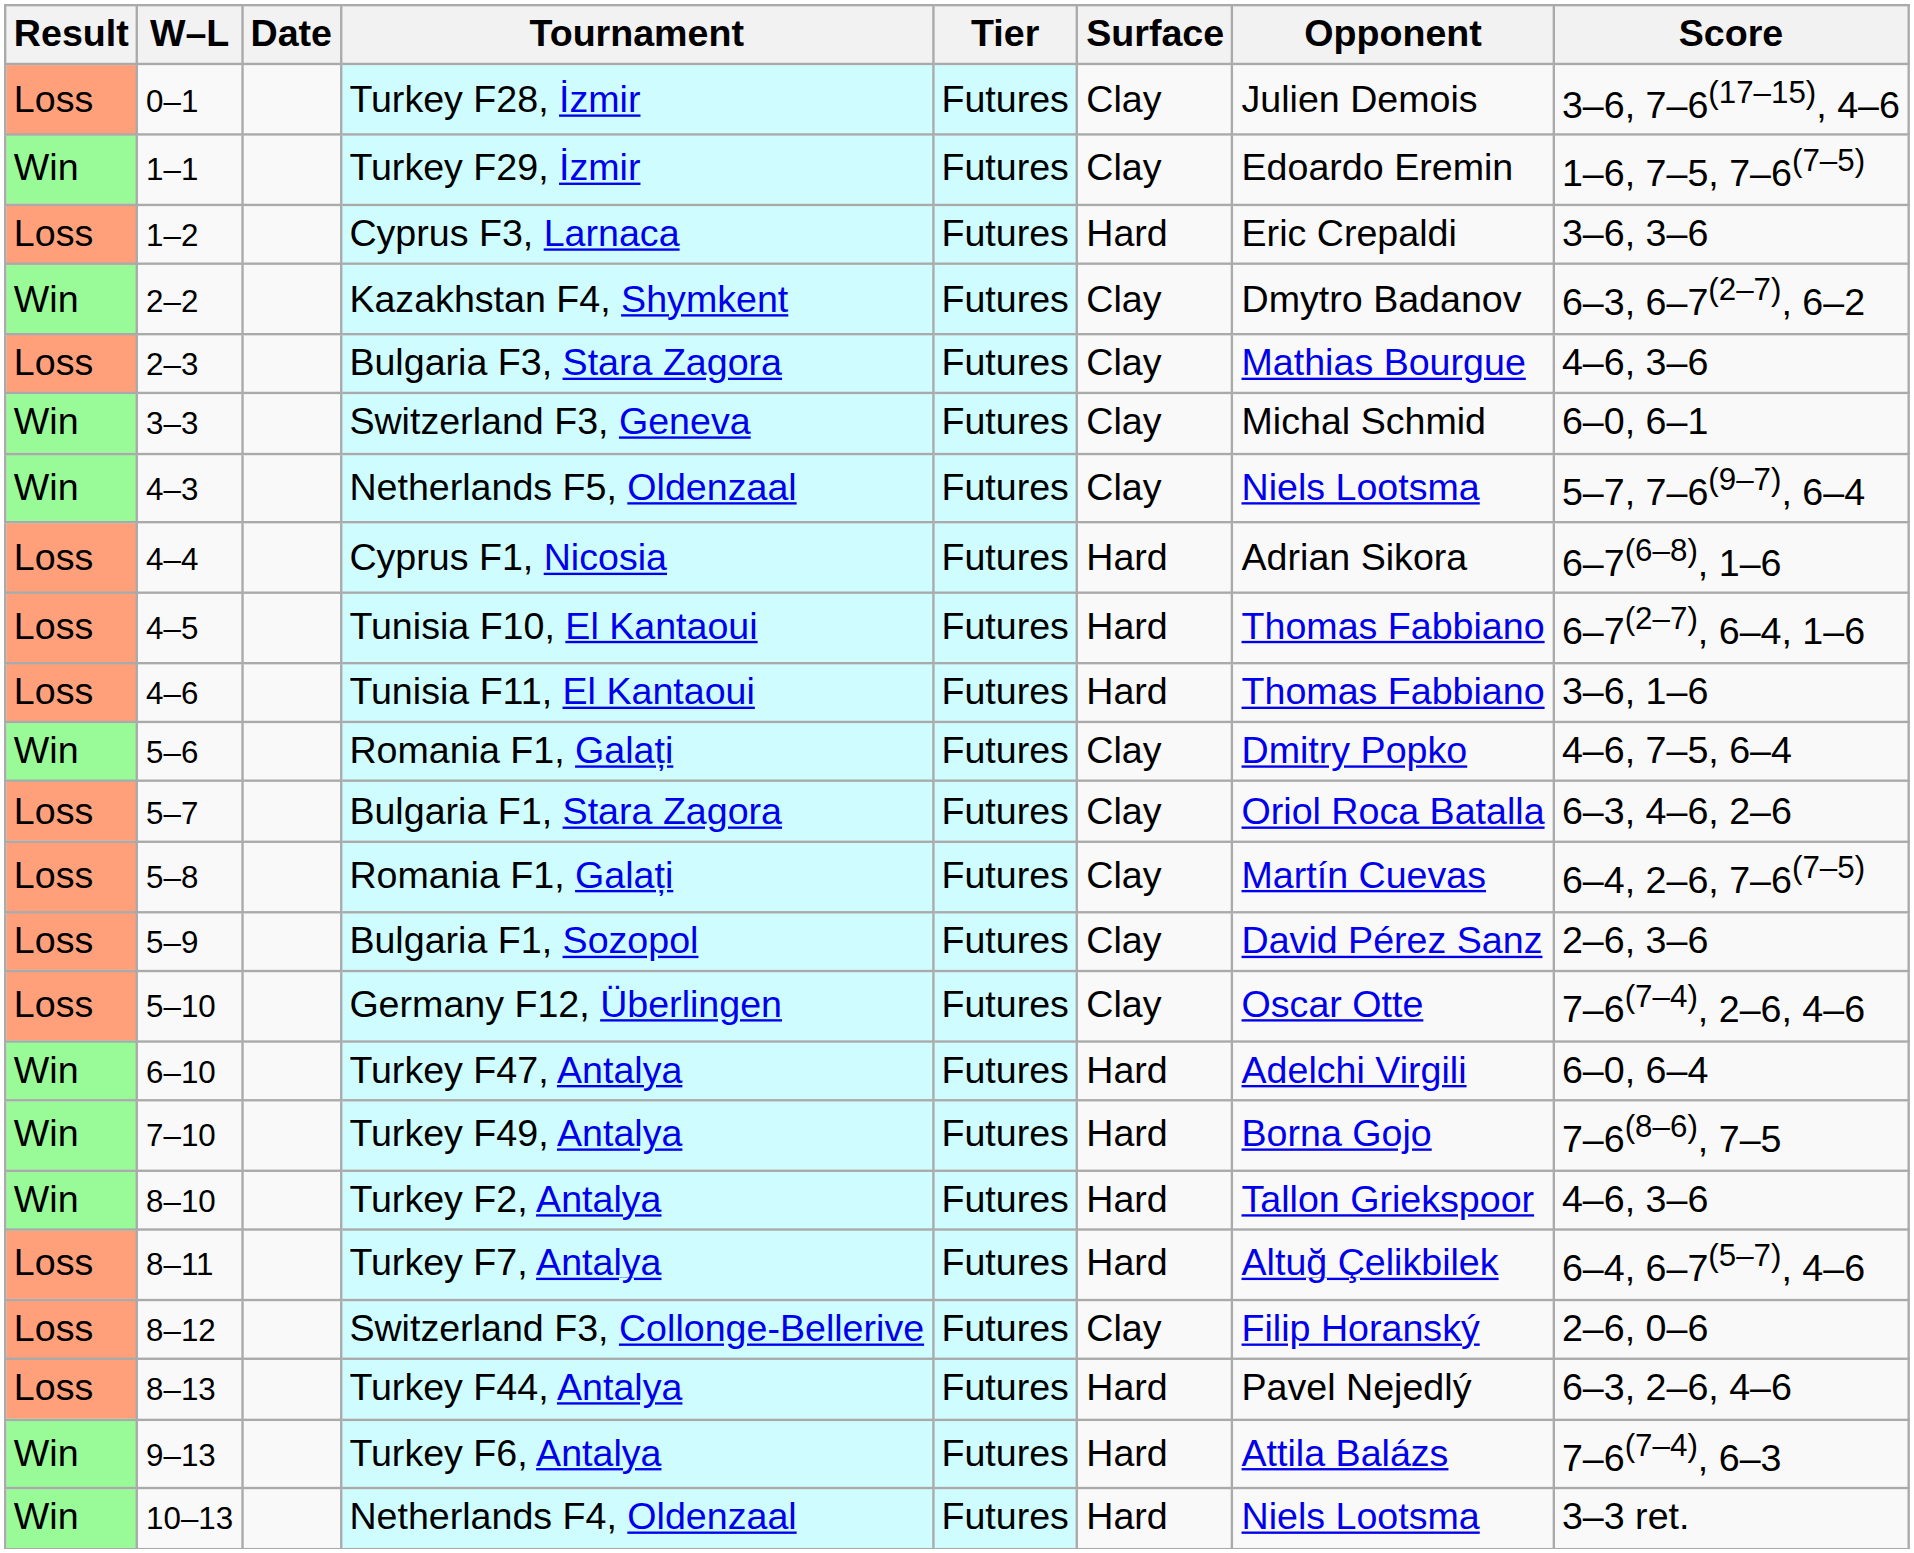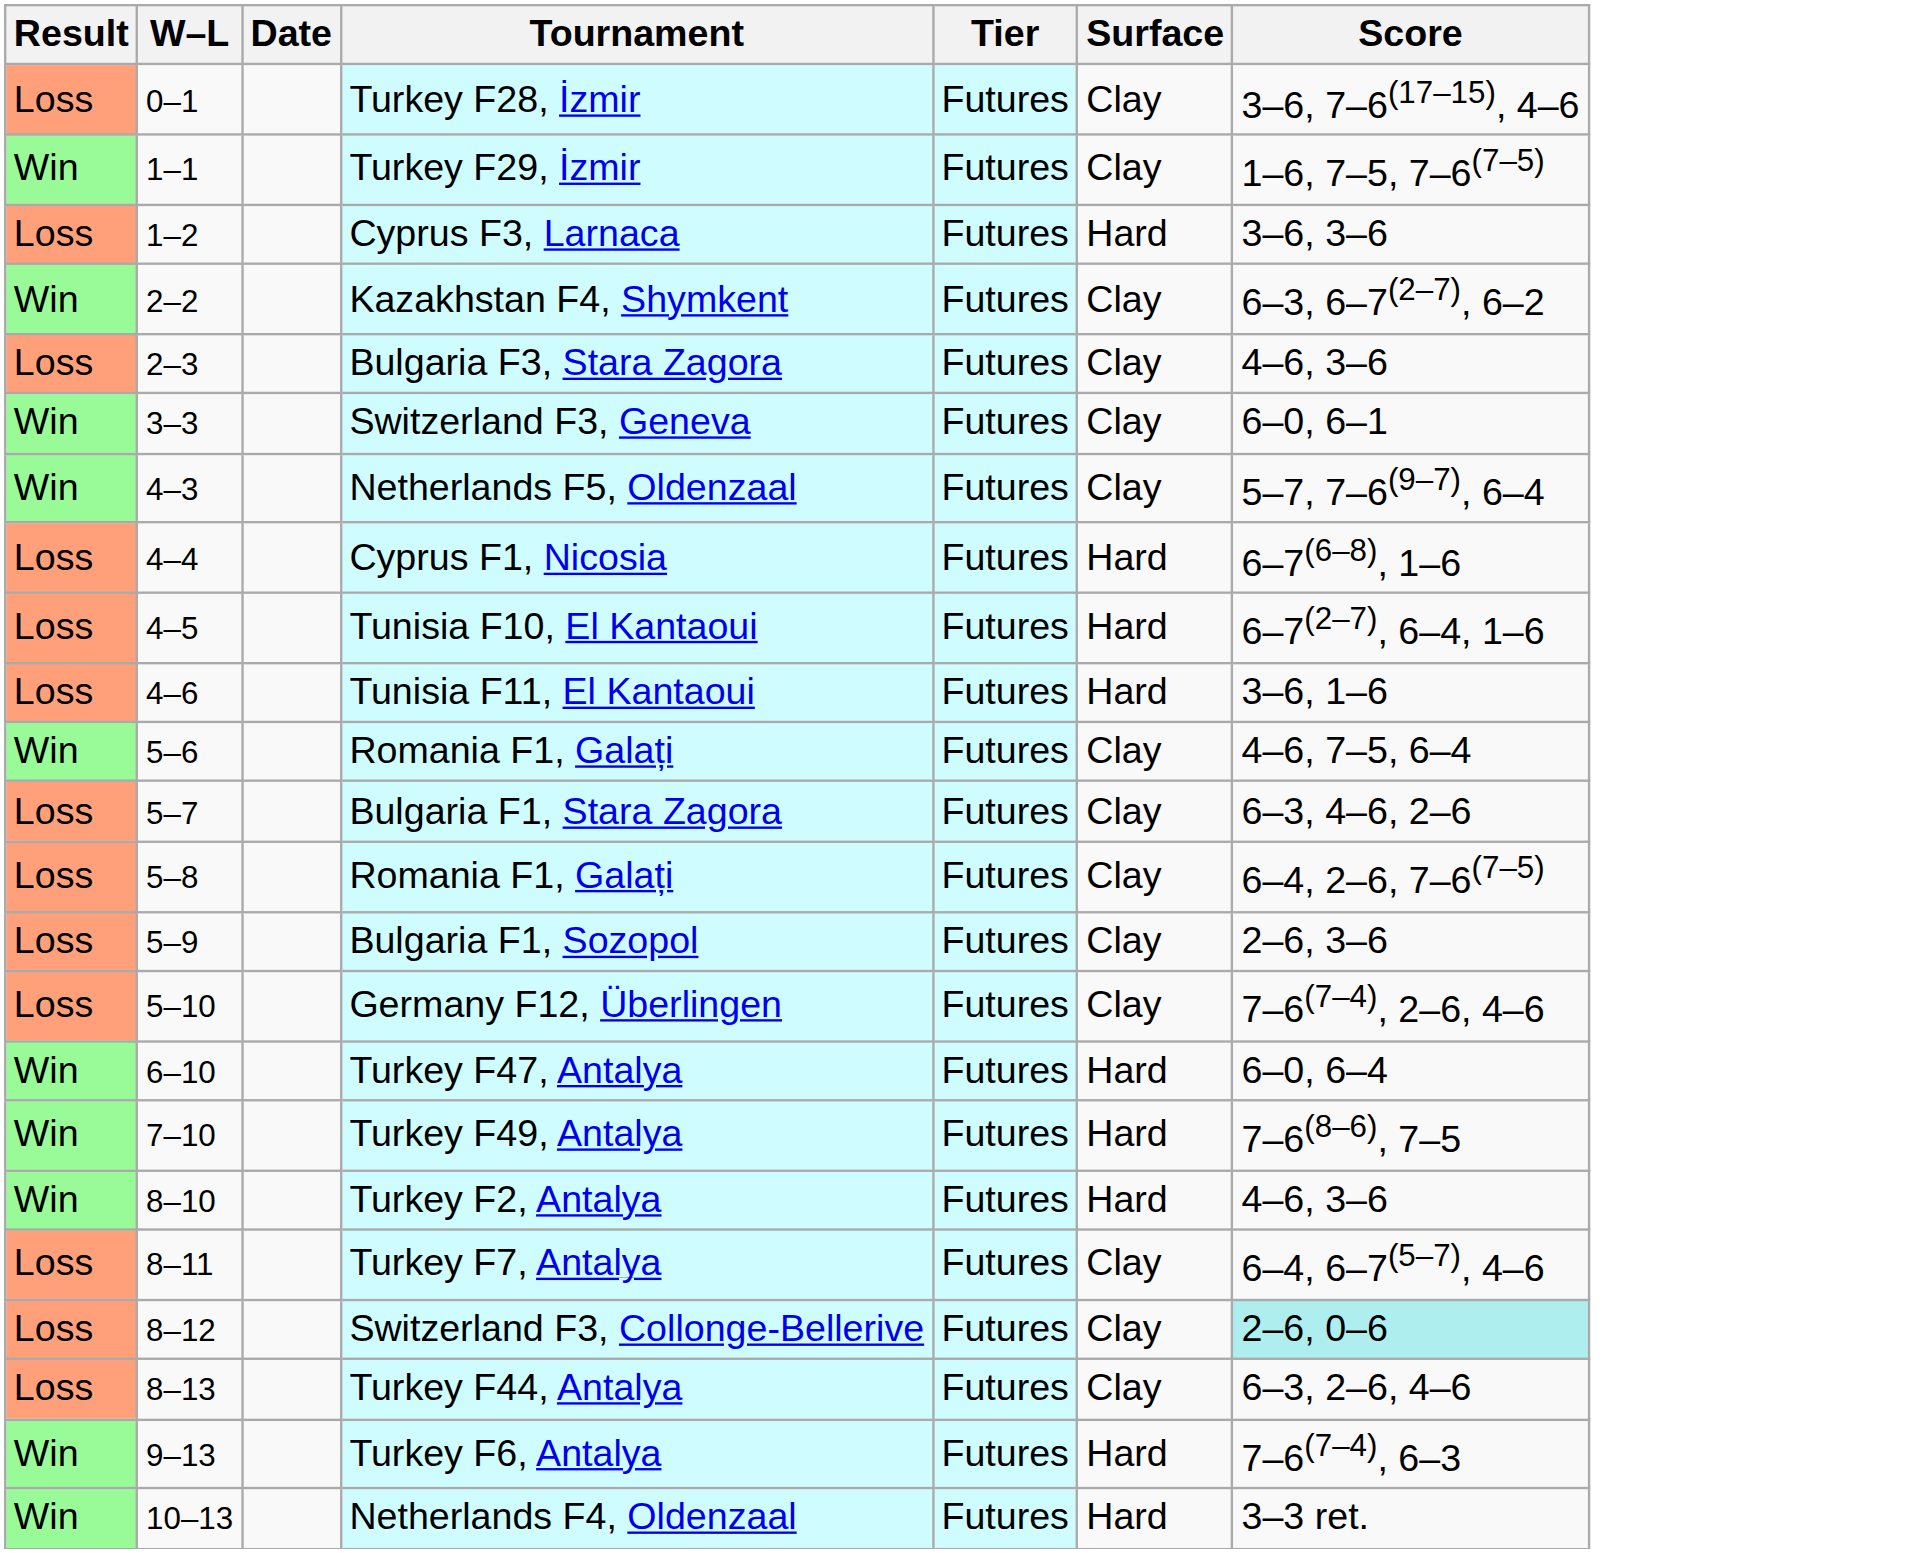- column: (1393, 34)
(1127, 1263) Hard -> (1124, 1263) Clay
(1635, 1328) no background -> (1315, 1328) paleturquoise background
(1127, 1388) Hard -> (1124, 1388) Clay
